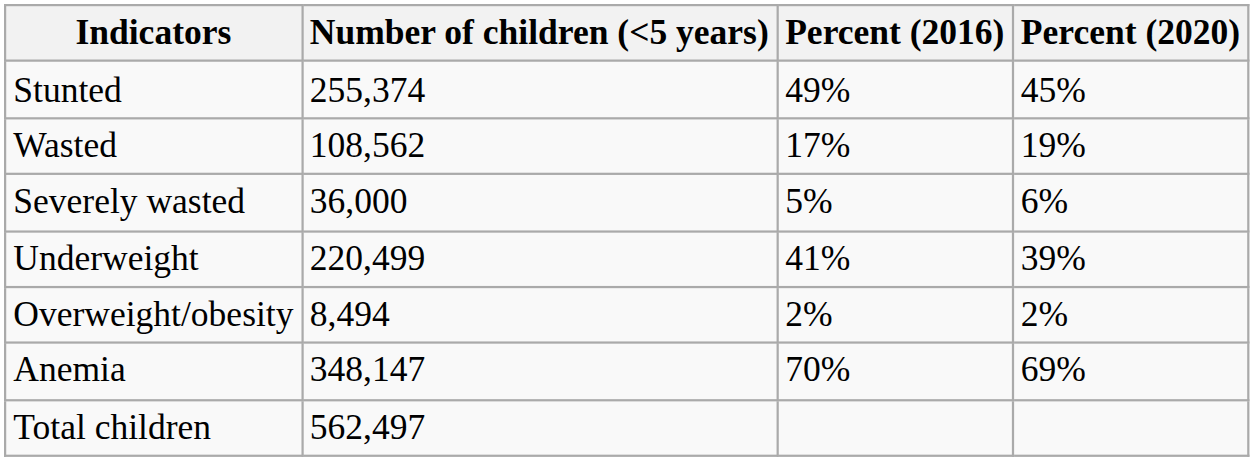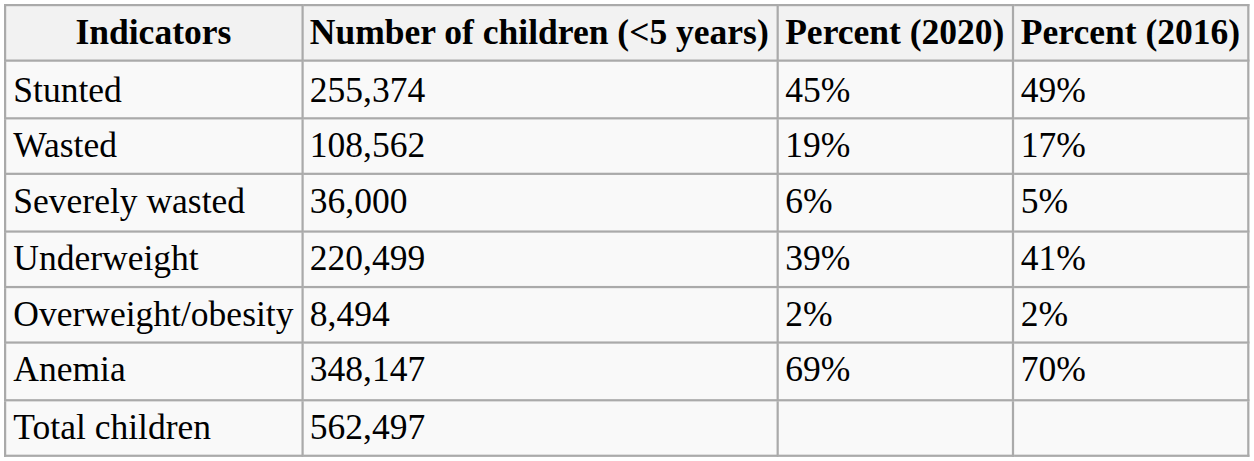columns swapped: (1130, 32) <-> (895, 32)
